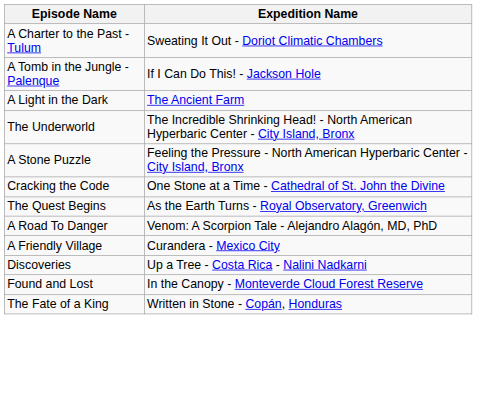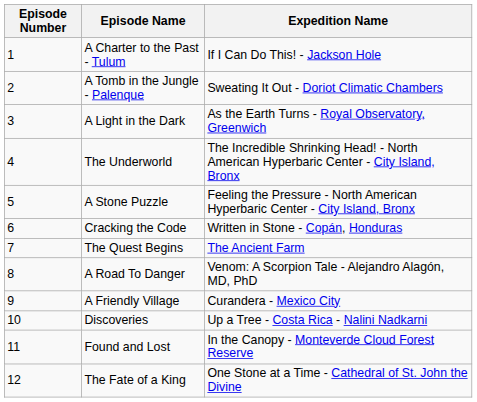+ column: (43, 21)
(265, 40) Sweating It Out - Doriot Climatic Chambers -> (294, 54) If I Can Do This! - Jackson Hole
(234, 74) If I Can Do This! - Jackson Hole -> (325, 87) Sweating It Out - Doriot Climatic Chambers
(196, 100) The Ancient Farm -> (316, 121) As the Earth Turns - Royal Observatory, Greenwich
(296, 186) One Stone at a Time - Cathedral of St. John the Divine -> (305, 228) Written in Stone - Copán, Honduras
(287, 206) As the Earth Turns - Royal Observatory, Greenwich -> (256, 248) The Ancient Farm
(245, 304) Written in Stone - Copán, Honduras -> (338, 380) One Stone at a Time - Cathedral of St. John the Divine
